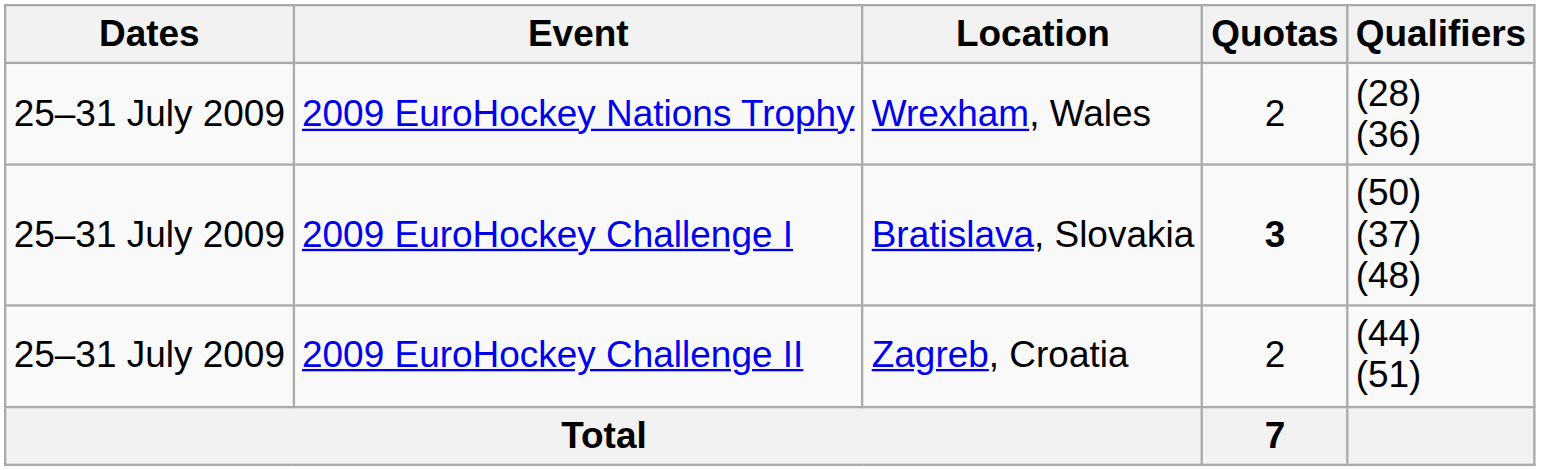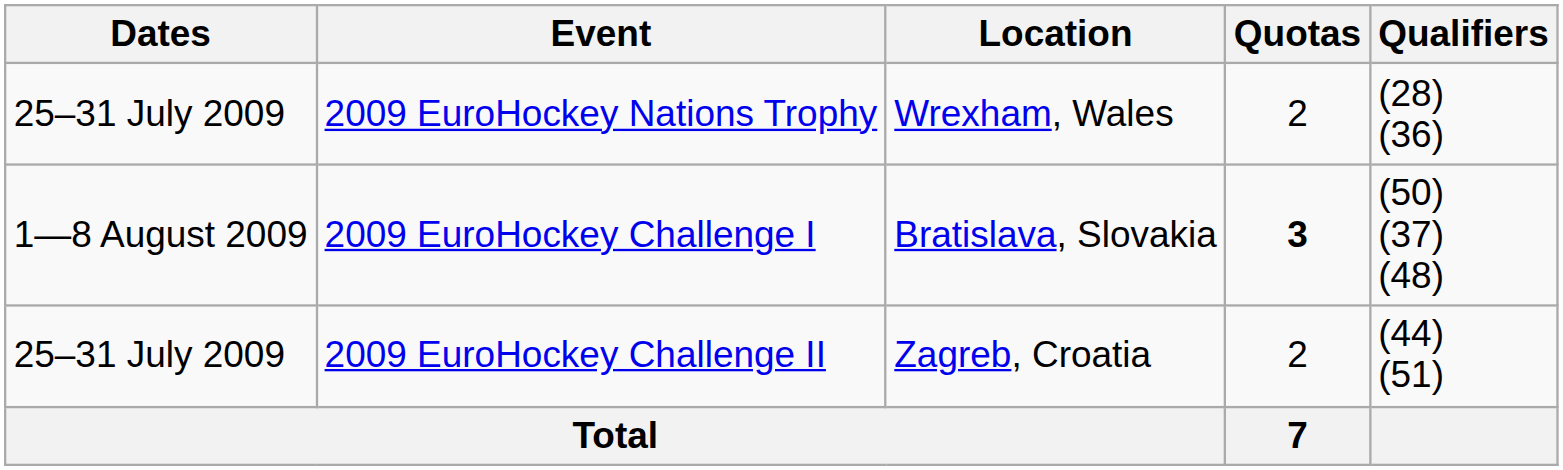(149, 234) 25–31 July 2009 -> (161, 234) 1—8 August 2009
